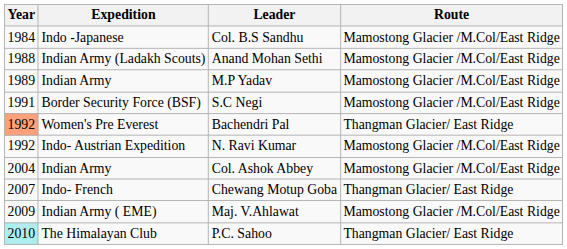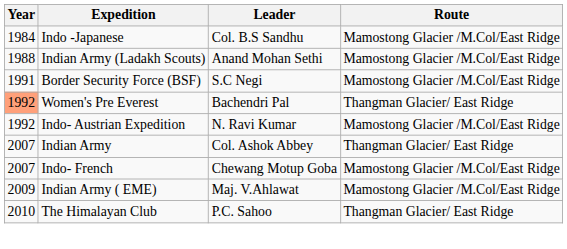- row: (242, 80)
(21, 168) 2004 -> (21, 146) 2007
(452, 168) Mamostong Glacier /M.Col/East Ridge -> (428, 146) Thangman Glacier/ East Ridge
(428, 189) Thangman Glacier/ East Ridge -> (452, 168) Mamostong Glacier /M.Col/East Ridge
(21, 233) paleturquoise background -> (21, 211) no background
